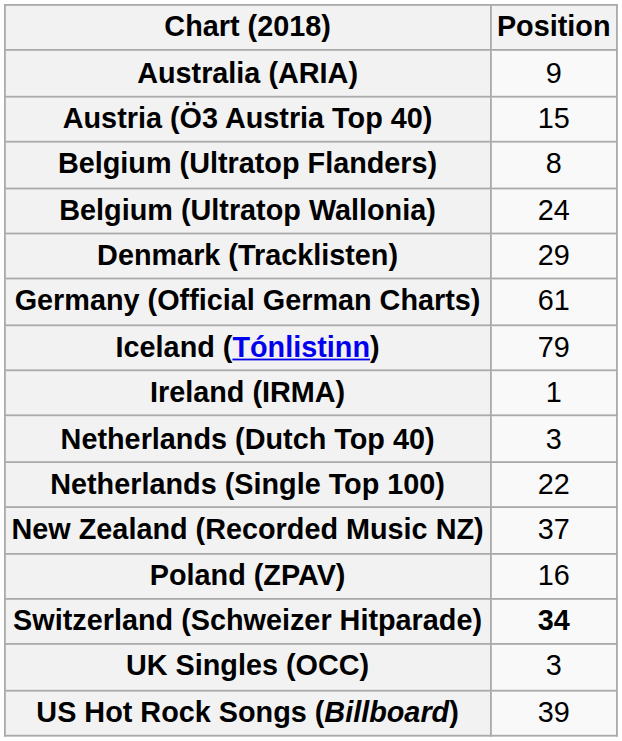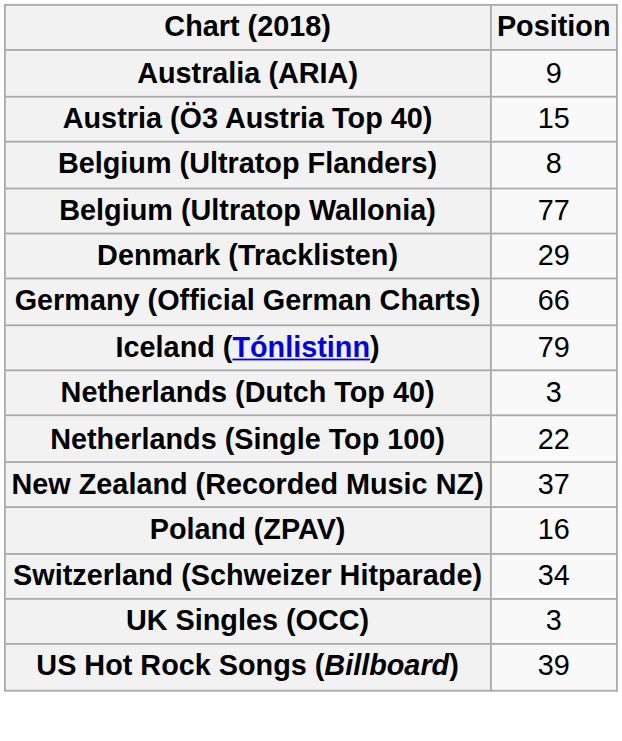(554, 210) 24 -> (554, 210) 77
(554, 301) 61 -> (554, 301) 66
- row: (248, 392)
(554, 621) bold -> (554, 575) normal
